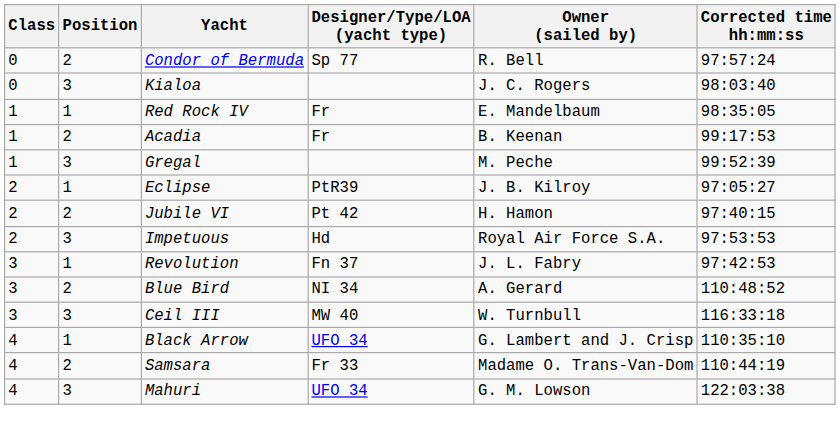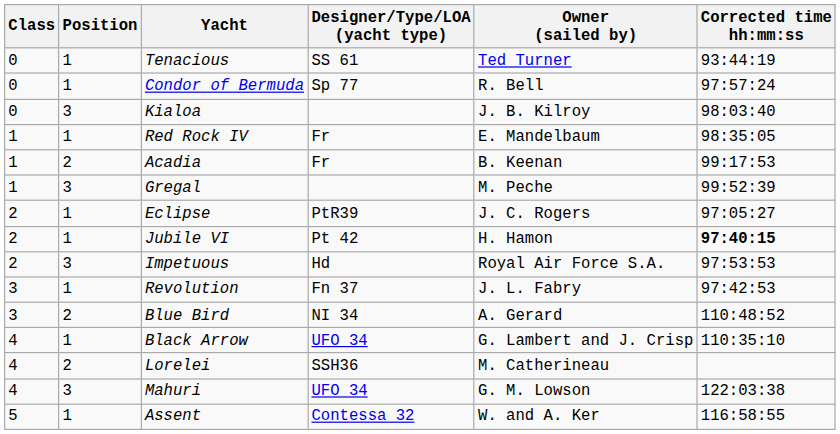+ row: (187, 61)
(67, 61) 2 -> (67, 86) 1
(534, 86) J. C. Rogers -> (534, 112) J. B. Kilroy
(534, 188) J. B. Kilroy -> (534, 213) J. C. Rogers
(67, 213) 2 -> (67, 239) 1
(738, 213) normal -> (738, 239) bold
- row: (182, 315)
- row: (178, 366)
+ row: (178, 366)
+ row: (173, 417)
